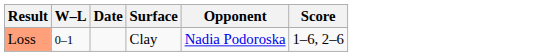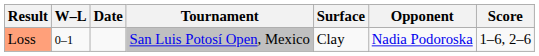+ column: (220, 16)
